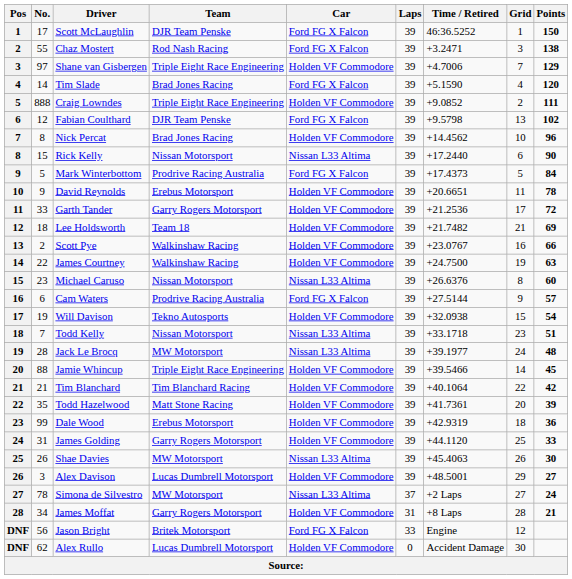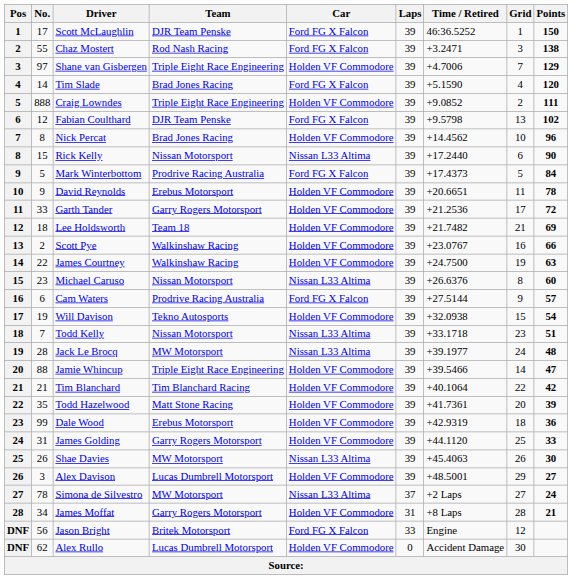(551, 370) 45 -> (551, 370) 47
